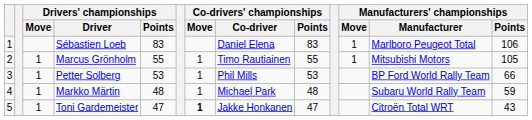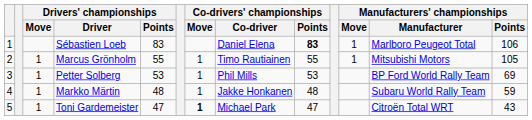(313, 44) normal -> (313, 44) bold
(510, 75) 66 -> (510, 75) 69
(247, 91) Michael Park -> (255, 91) Jakke Honkanen
(255, 107) Jakke Honkanen -> (247, 107) Michael Park
